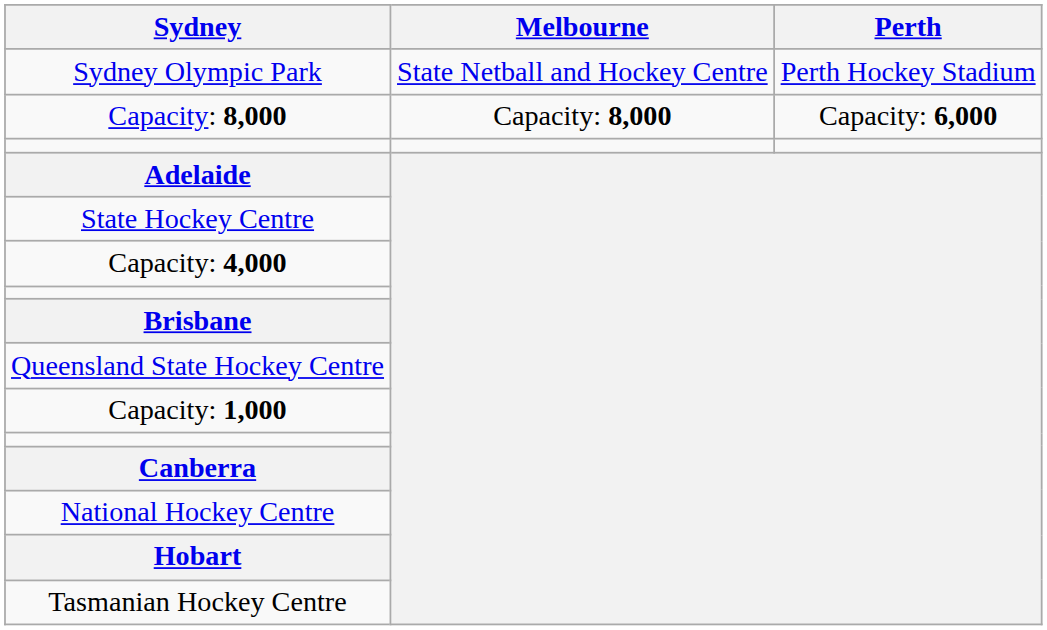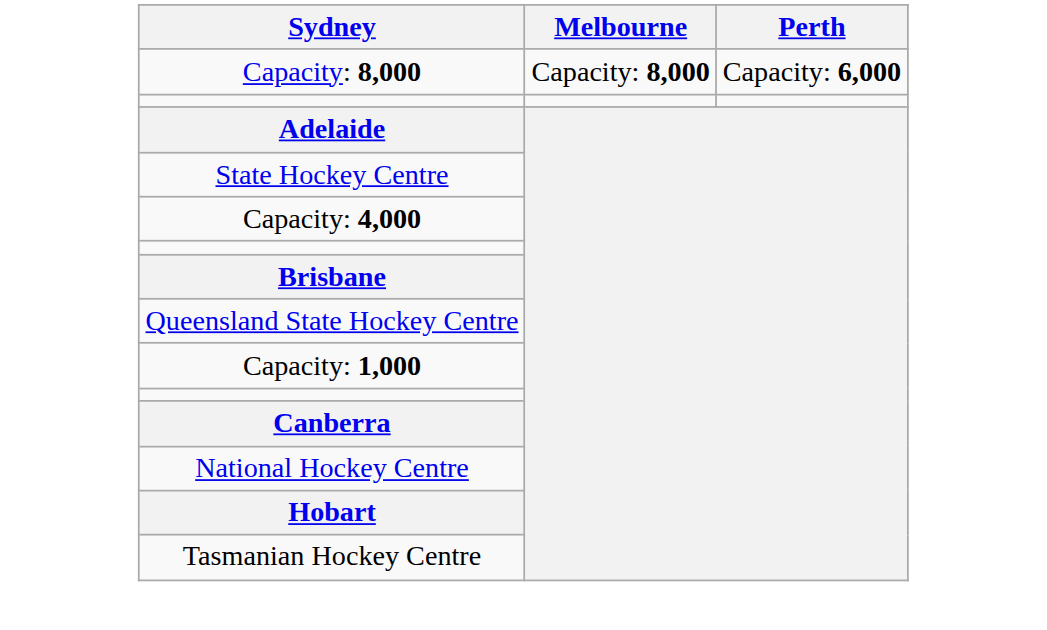- row: (198, 71)
